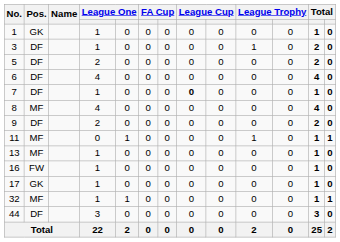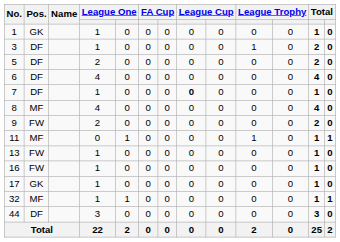(37, 123) DF -> (37, 123) FW
(37, 153) MF -> (37, 153) FW
